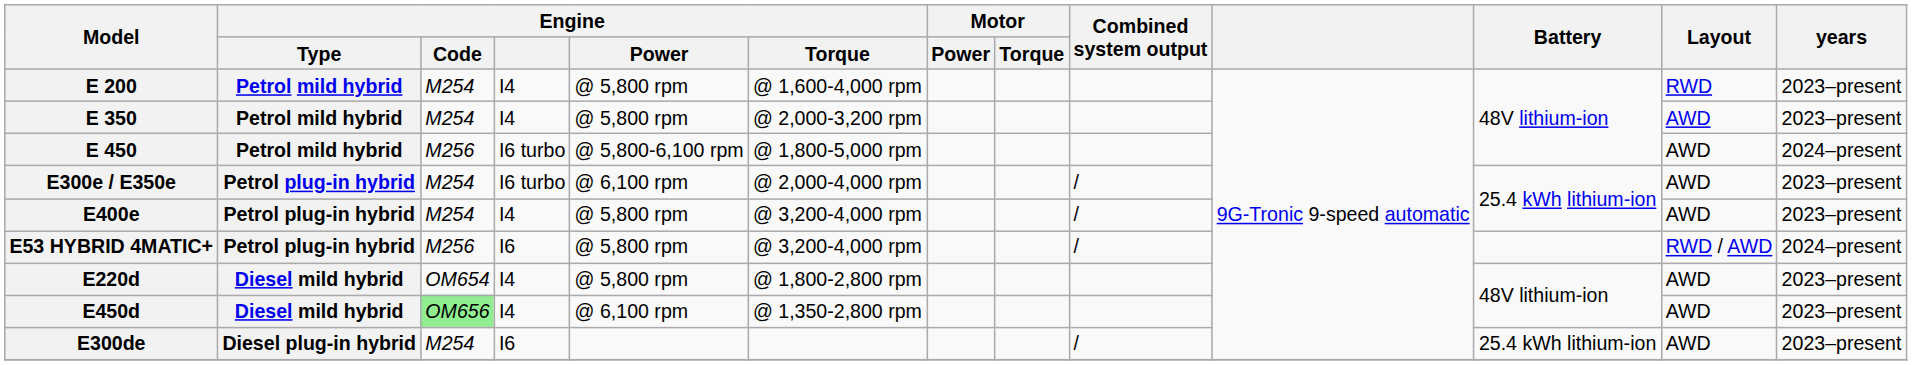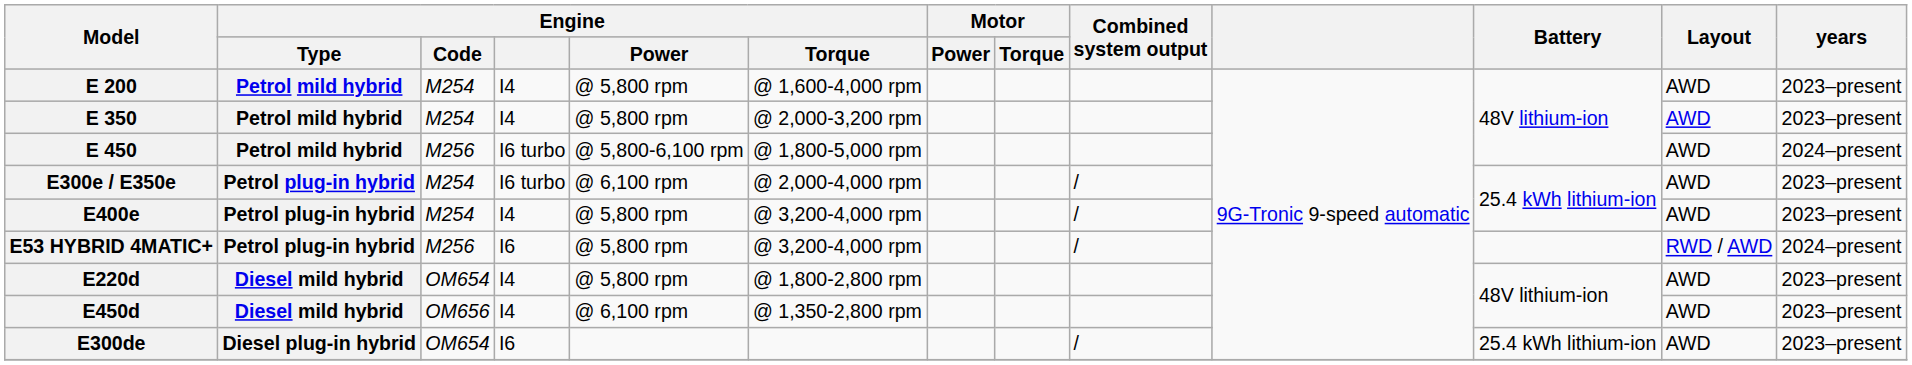(1689, 85) RWD -> (1688, 85) AWD
(457, 311) lightgreen background -> (457, 311) no background
(450, 343) M254 -> (457, 343) OM654
